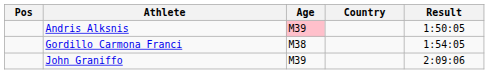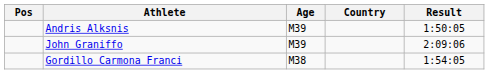(297, 29) pink background -> (297, 29) no background
rows swapped: (114, 45) <-> (84, 61)
